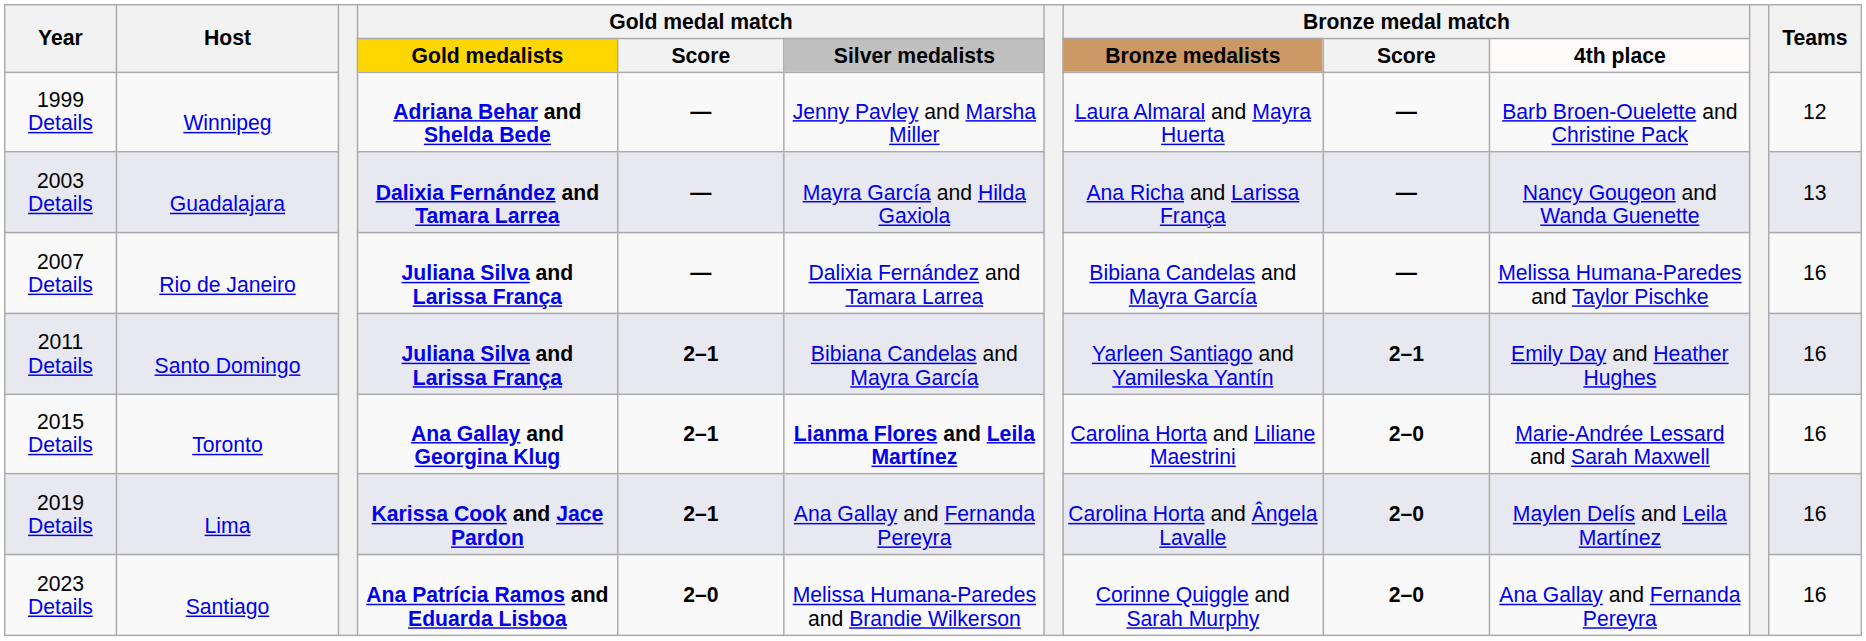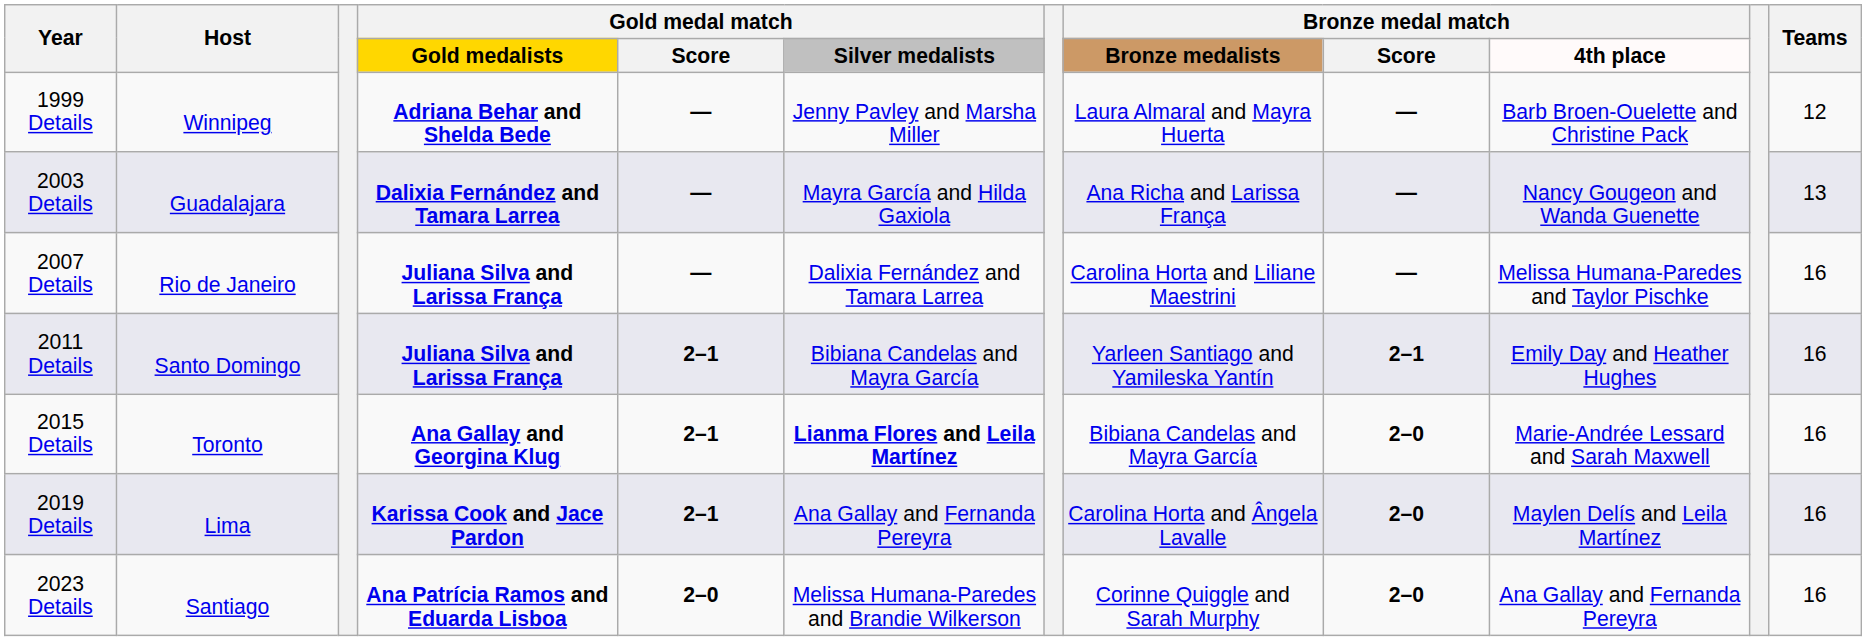(1193, 285) Bibiana Candelas and Mayra García -> (1193, 285) Carolina Horta and Liliane Maestrini
(1193, 446) Carolina Horta and Liliane Maestrini -> (1193, 446) Bibiana Candelas and Mayra García
